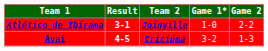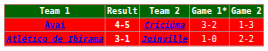rows swapped: (55, 39) <-> (55, 25)
